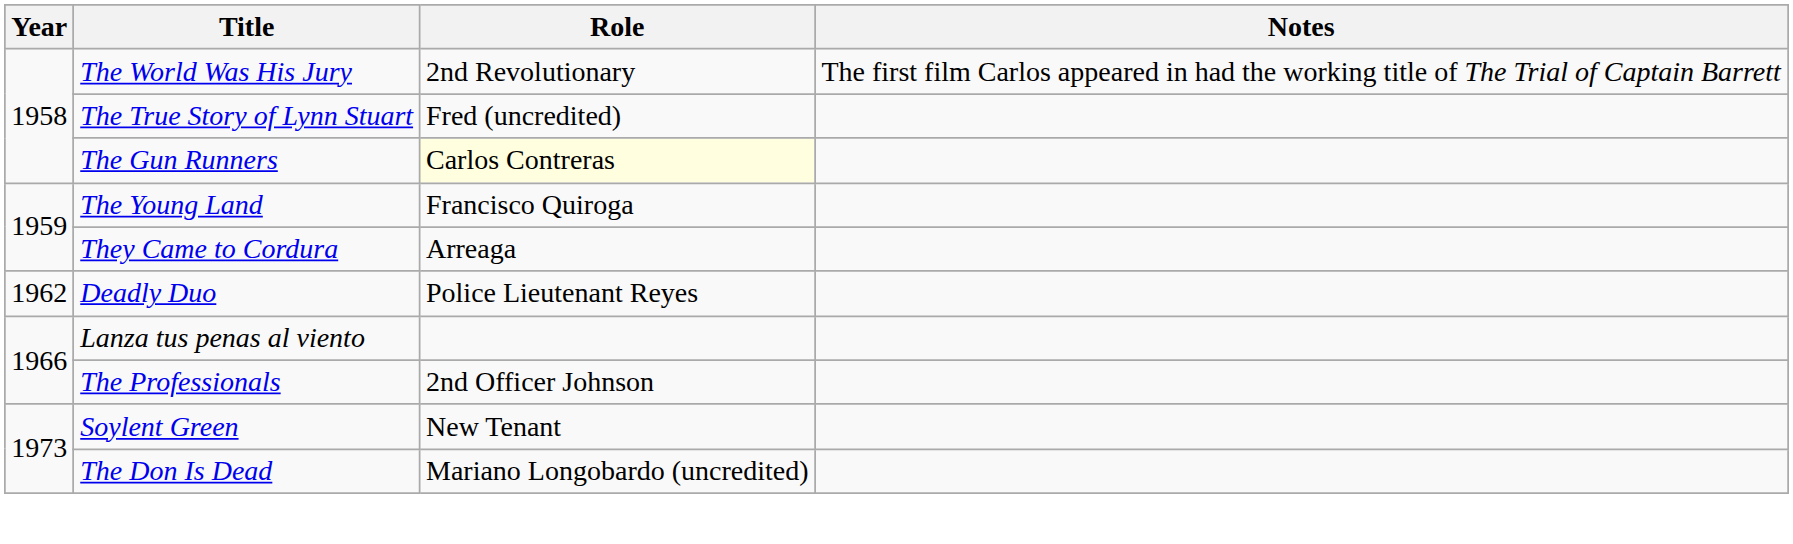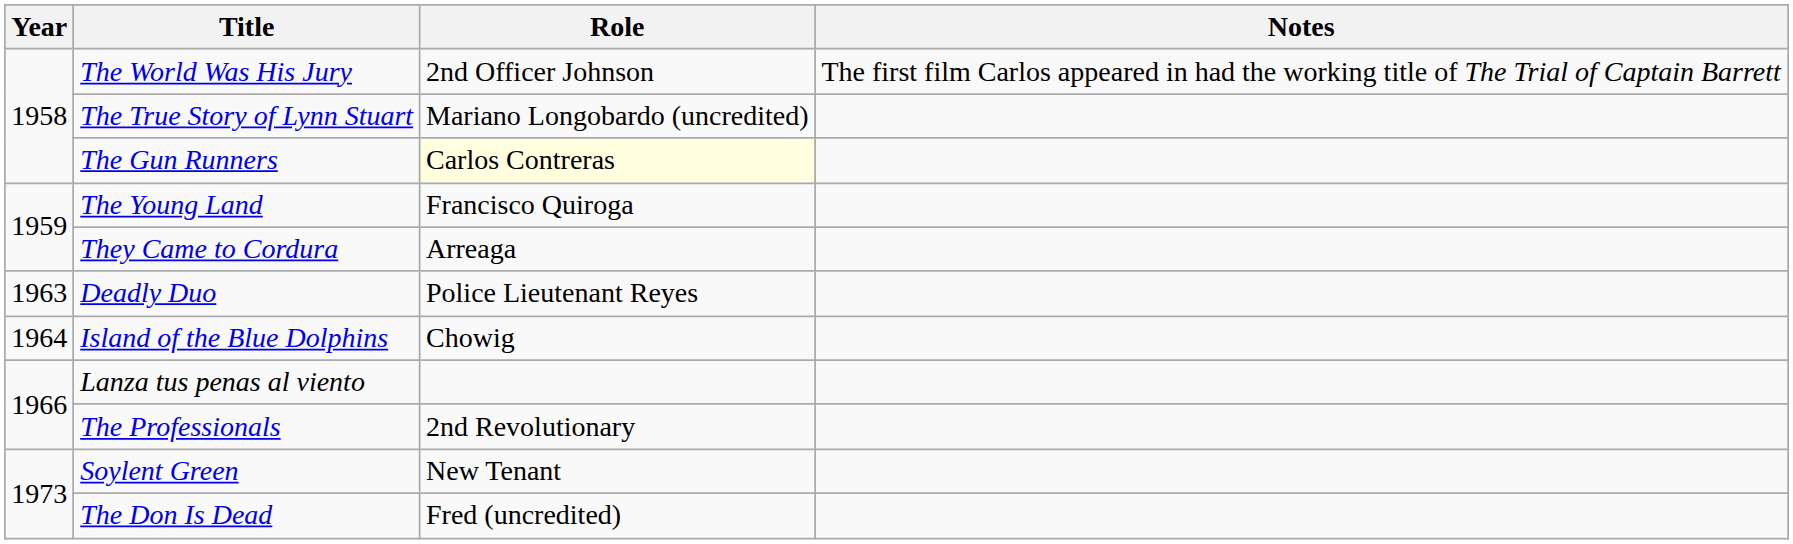(531, 71) 2nd Revolutionary -> (540, 71) 2nd Officer Johnson
(524, 115) Fred (uncredited) -> (617, 115) Mariano Longobardo (uncredited)
(39, 293) 1962 -> (39, 293) 1963
+ row: (234, 337)
(540, 381) 2nd Officer Johnson -> (531, 426) 2nd Revolutionary
(617, 470) Mariano Longobardo (uncredited) -> (524, 515) Fred (uncredited)
